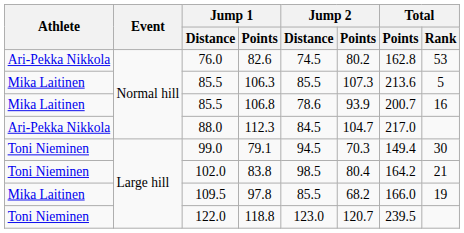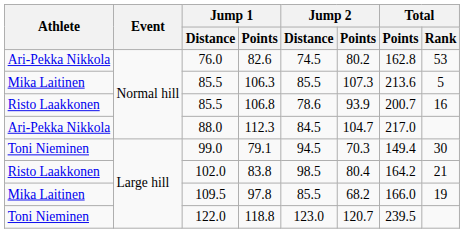(46, 105) Mika Laitinen -> (54, 105) Risto Laakkonen
(48, 172) Toni Nieminen -> (54, 172) Risto Laakkonen
